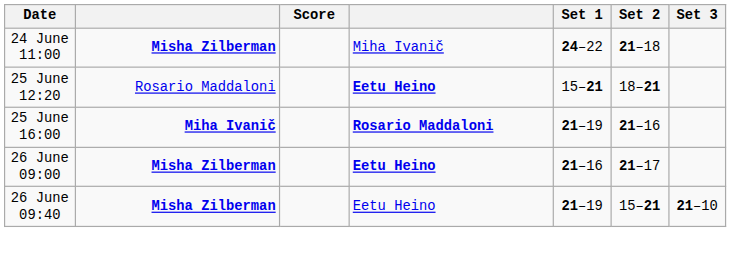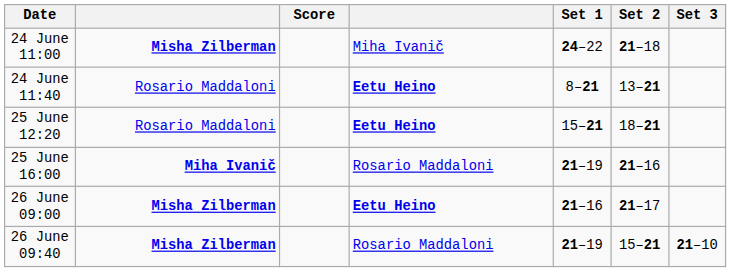+ row: (40, 87)
(423, 127) bold -> (423, 166) normal
(394, 206) Eetu Heino -> (423, 246) Rosario Maddaloni
